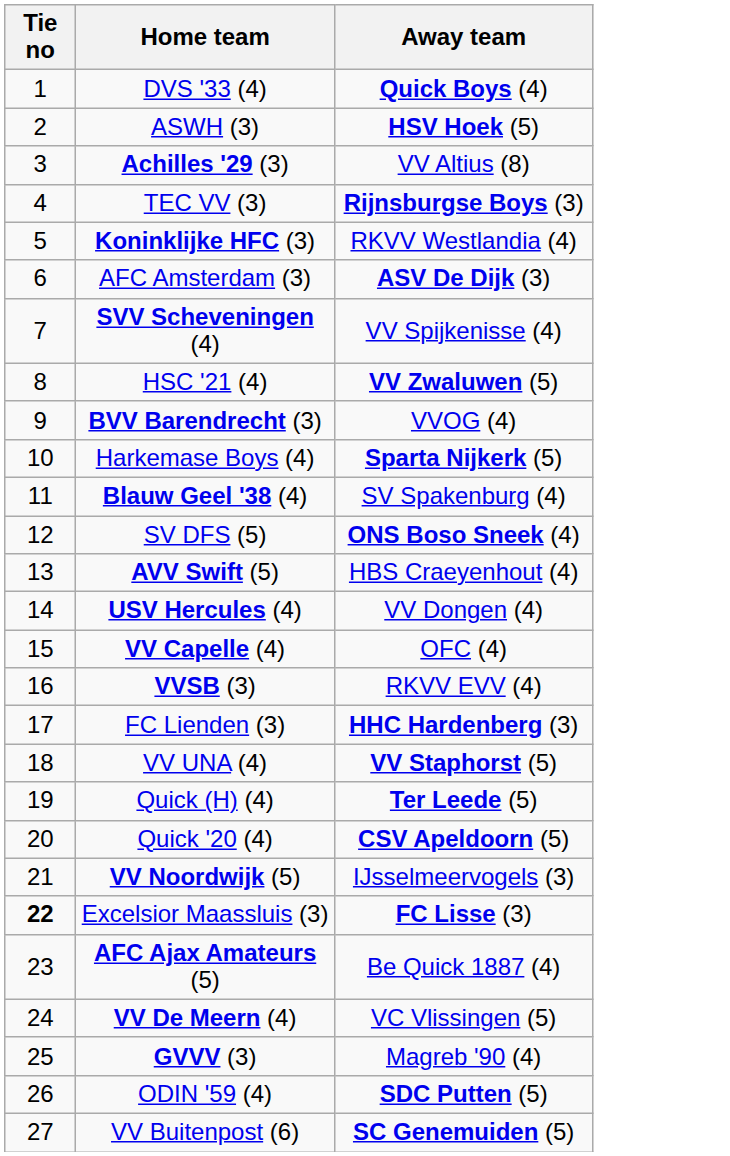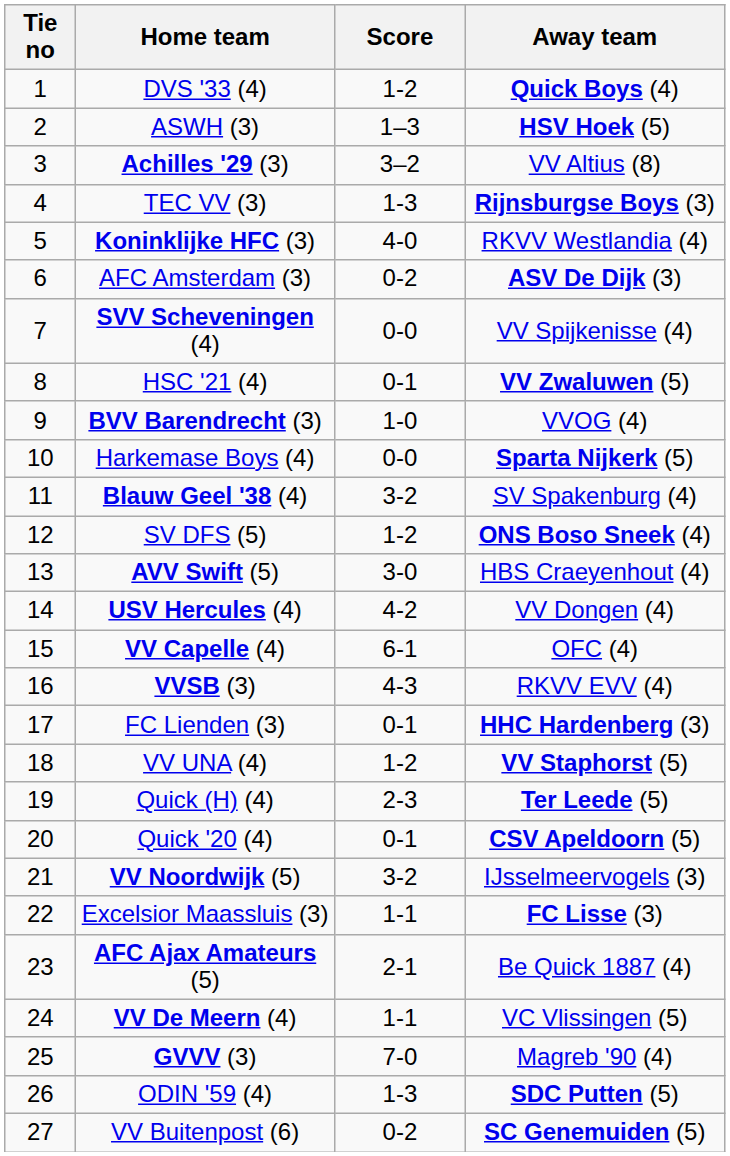+ column: (400, 37)
(40, 914) bold -> (40, 914) normal
